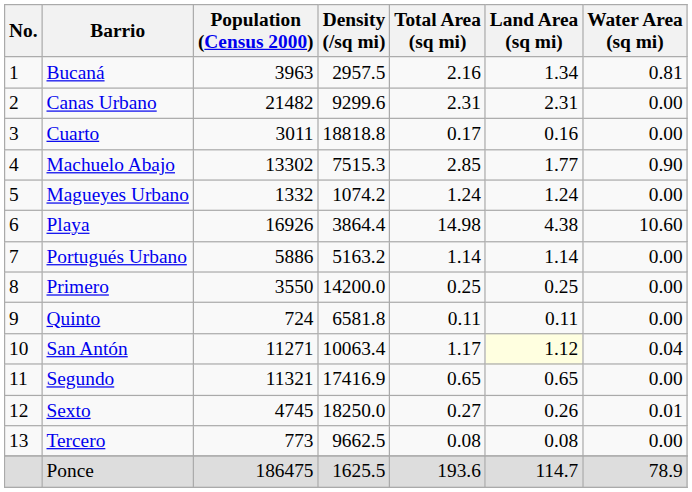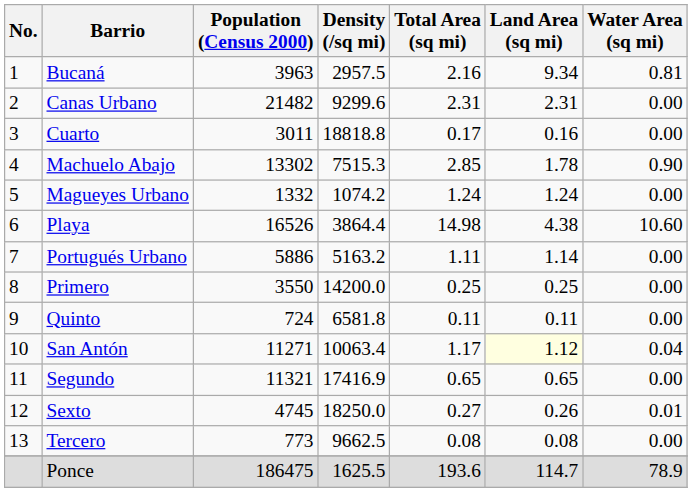(561, 72) 1.34 -> (561, 72) 9.34
(561, 164) 1.77 -> (561, 164) 1.78
(289, 225) 16926 -> (289, 225) 16526
(464, 256) 1.14 -> (464, 256) 1.11
